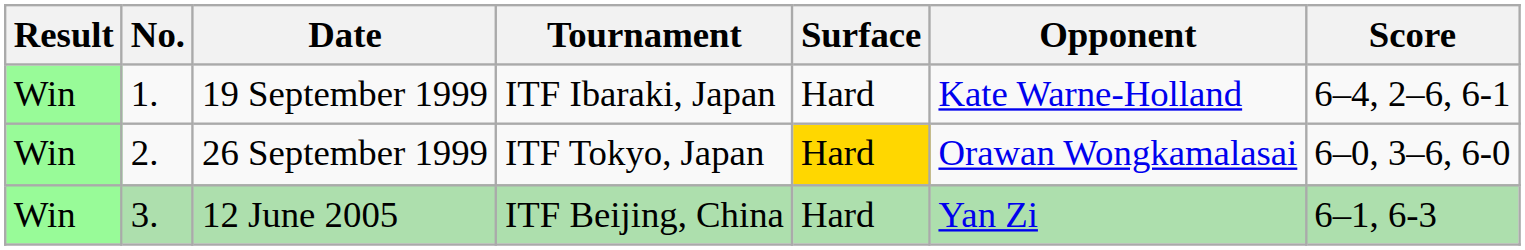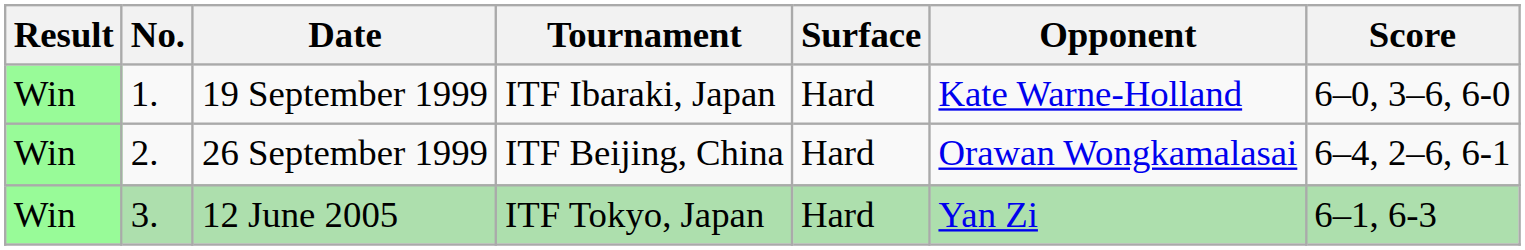(1412, 93) 6–4, 2–6, 6-1 -> (1412, 93) 6–0, 3–6, 6-0
(635, 153) ITF Tokyo, Japan -> (644, 153) ITF Beijing, China
(838, 153) gold background -> (838, 153) no background
(1412, 153) 6–0, 3–6, 6-0 -> (1412, 153) 6–4, 2–6, 6-1
(644, 212) ITF Beijing, China -> (635, 212) ITF Tokyo, Japan
